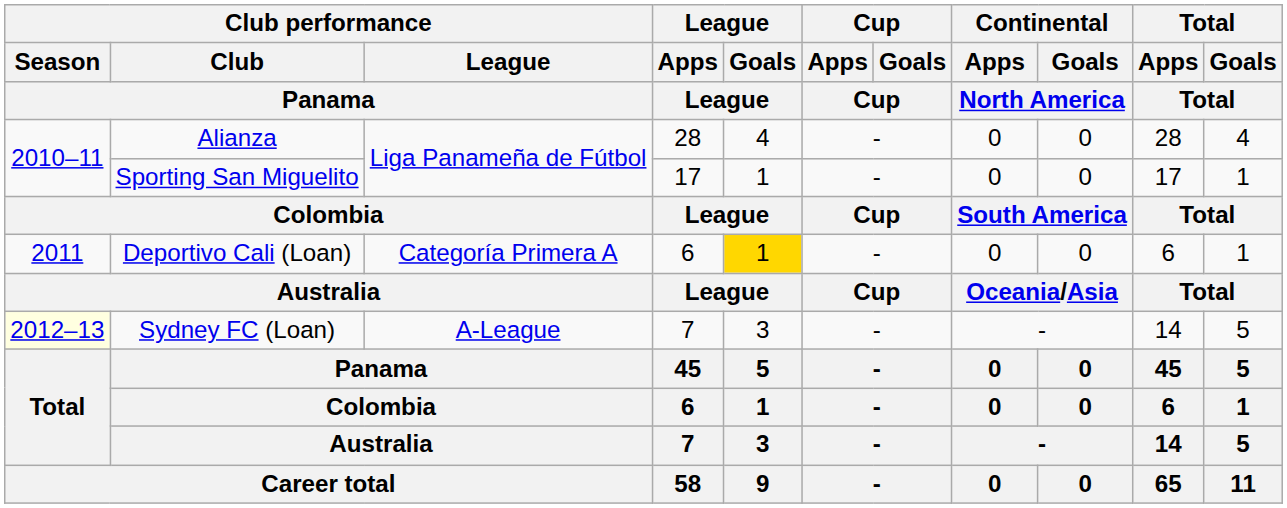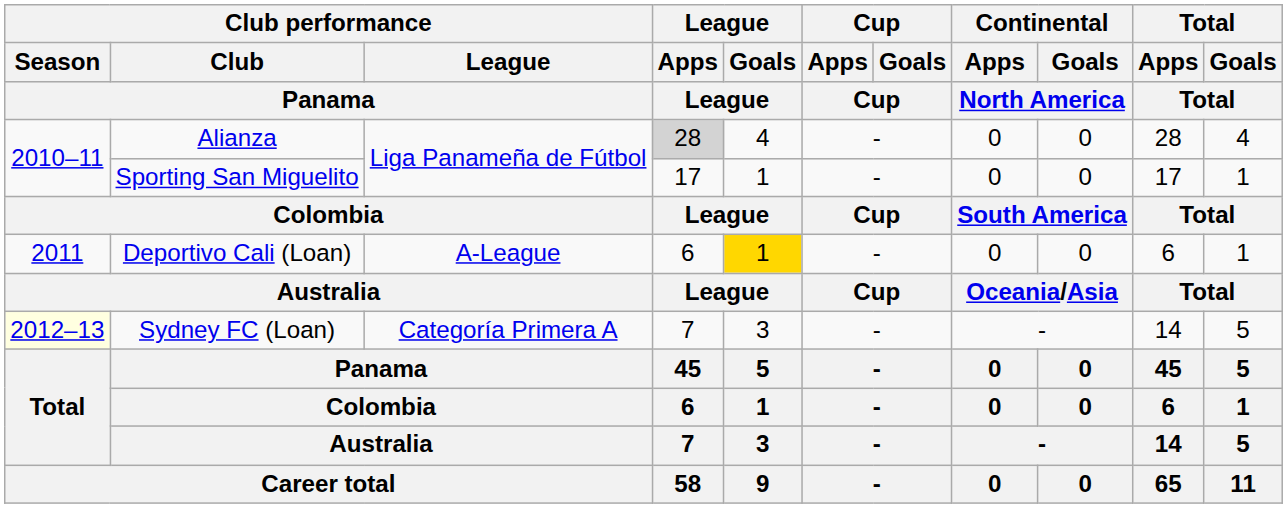(688, 138) no background -> (688, 138) lightgrey background
(508, 253) Categoría Primera A -> (508, 253) A-League
(508, 330) A-League -> (508, 330) Categoría Primera A
